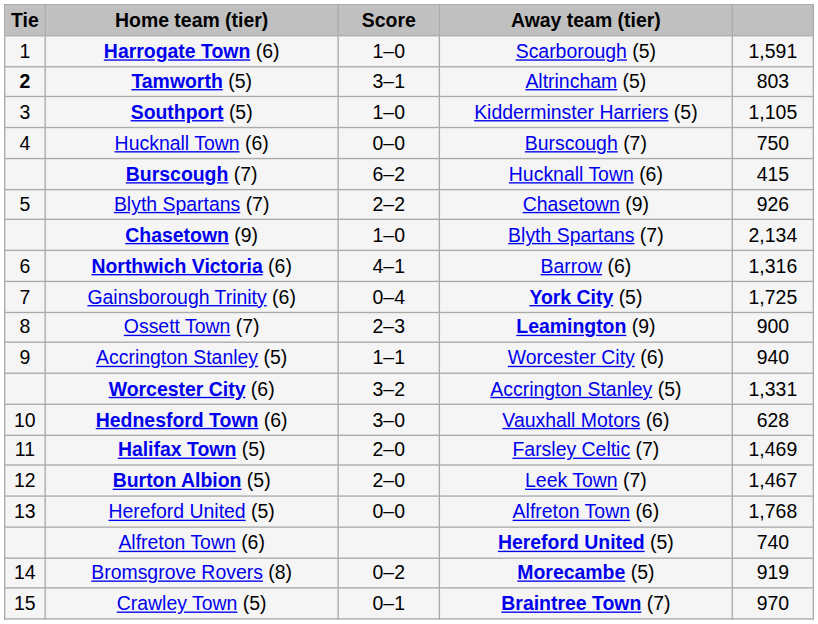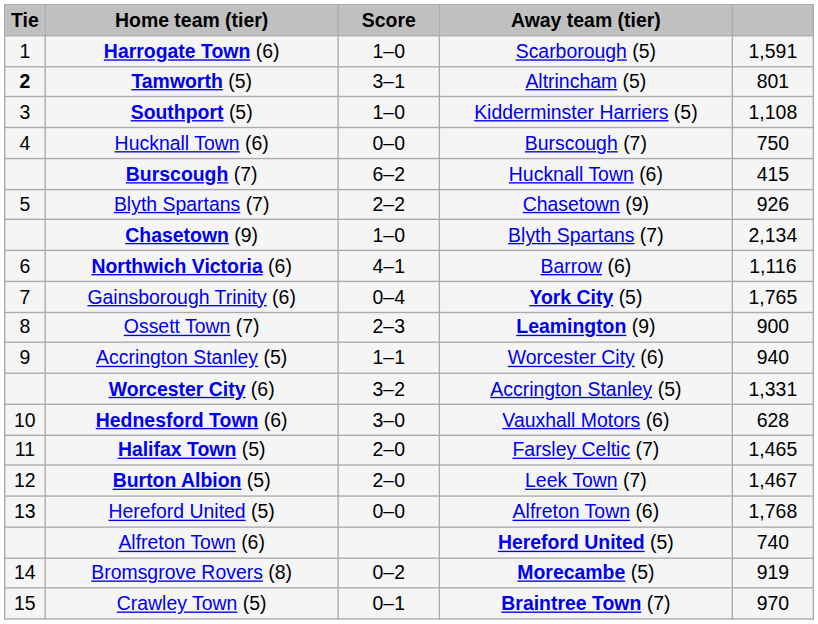(773, 82) 803 -> (773, 82) 801
(773, 113) 1,105 -> (773, 113) 1,108
(773, 266) 1,316 -> (773, 266) 1,116
(773, 297) 1,725 -> (773, 297) 1,765
(773, 450) 1,469 -> (773, 450) 1,465
